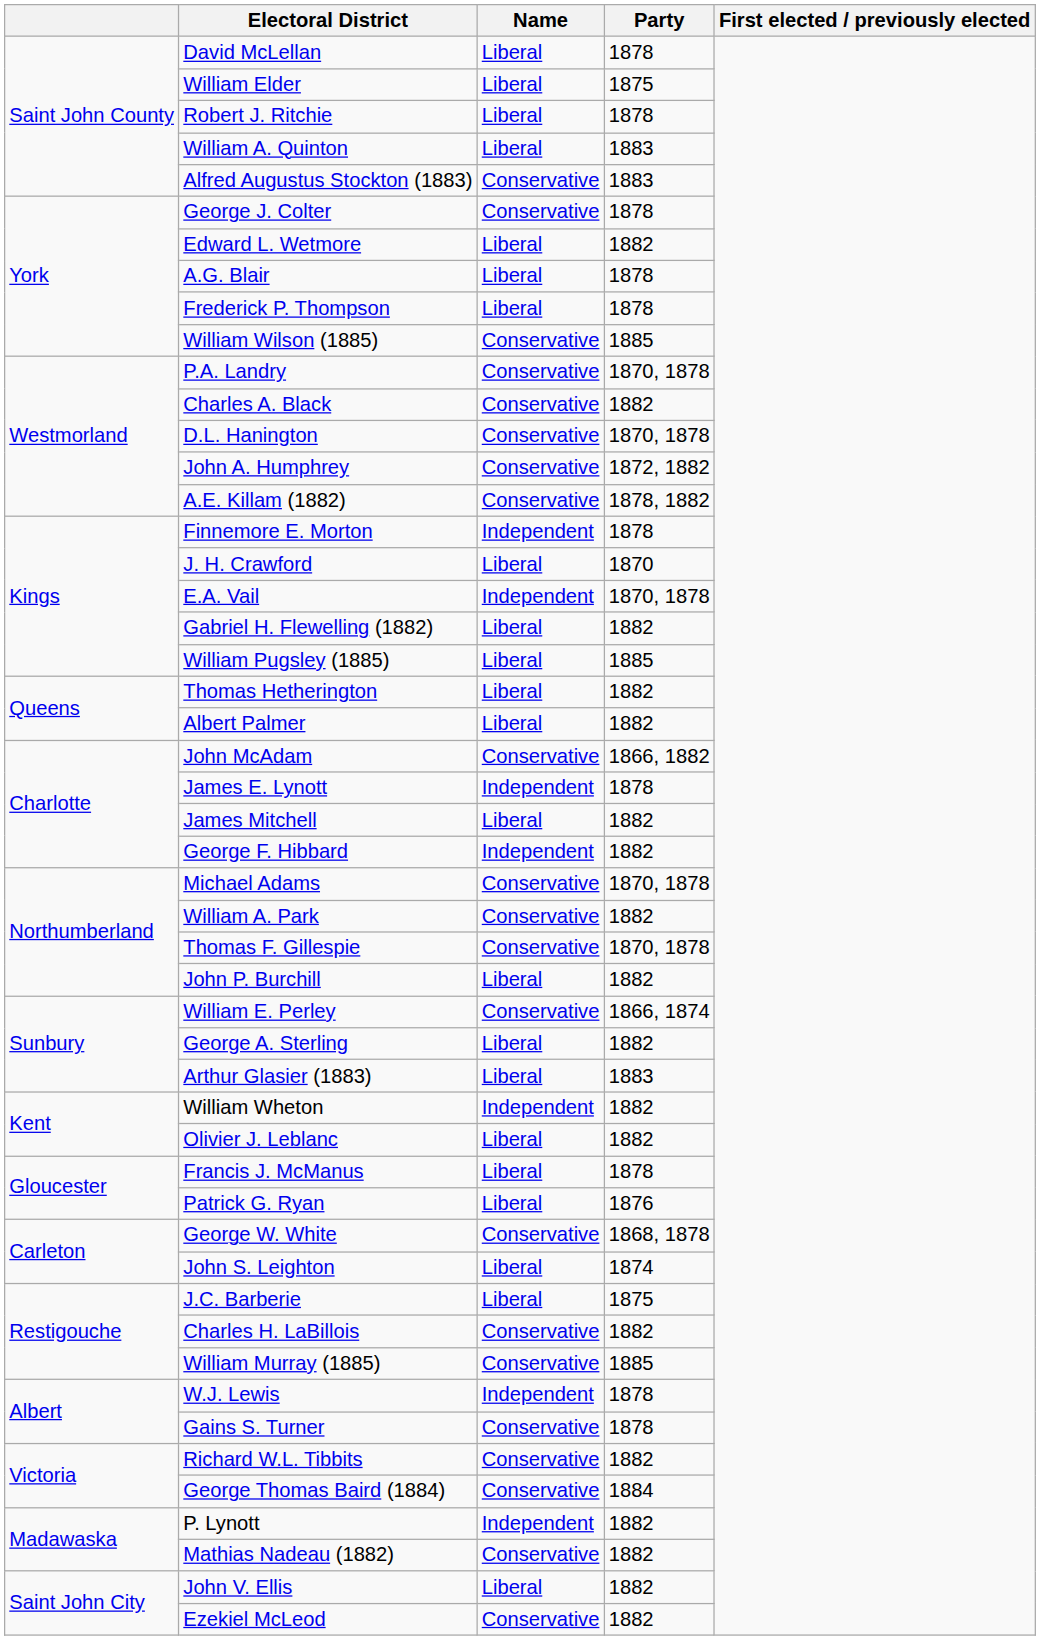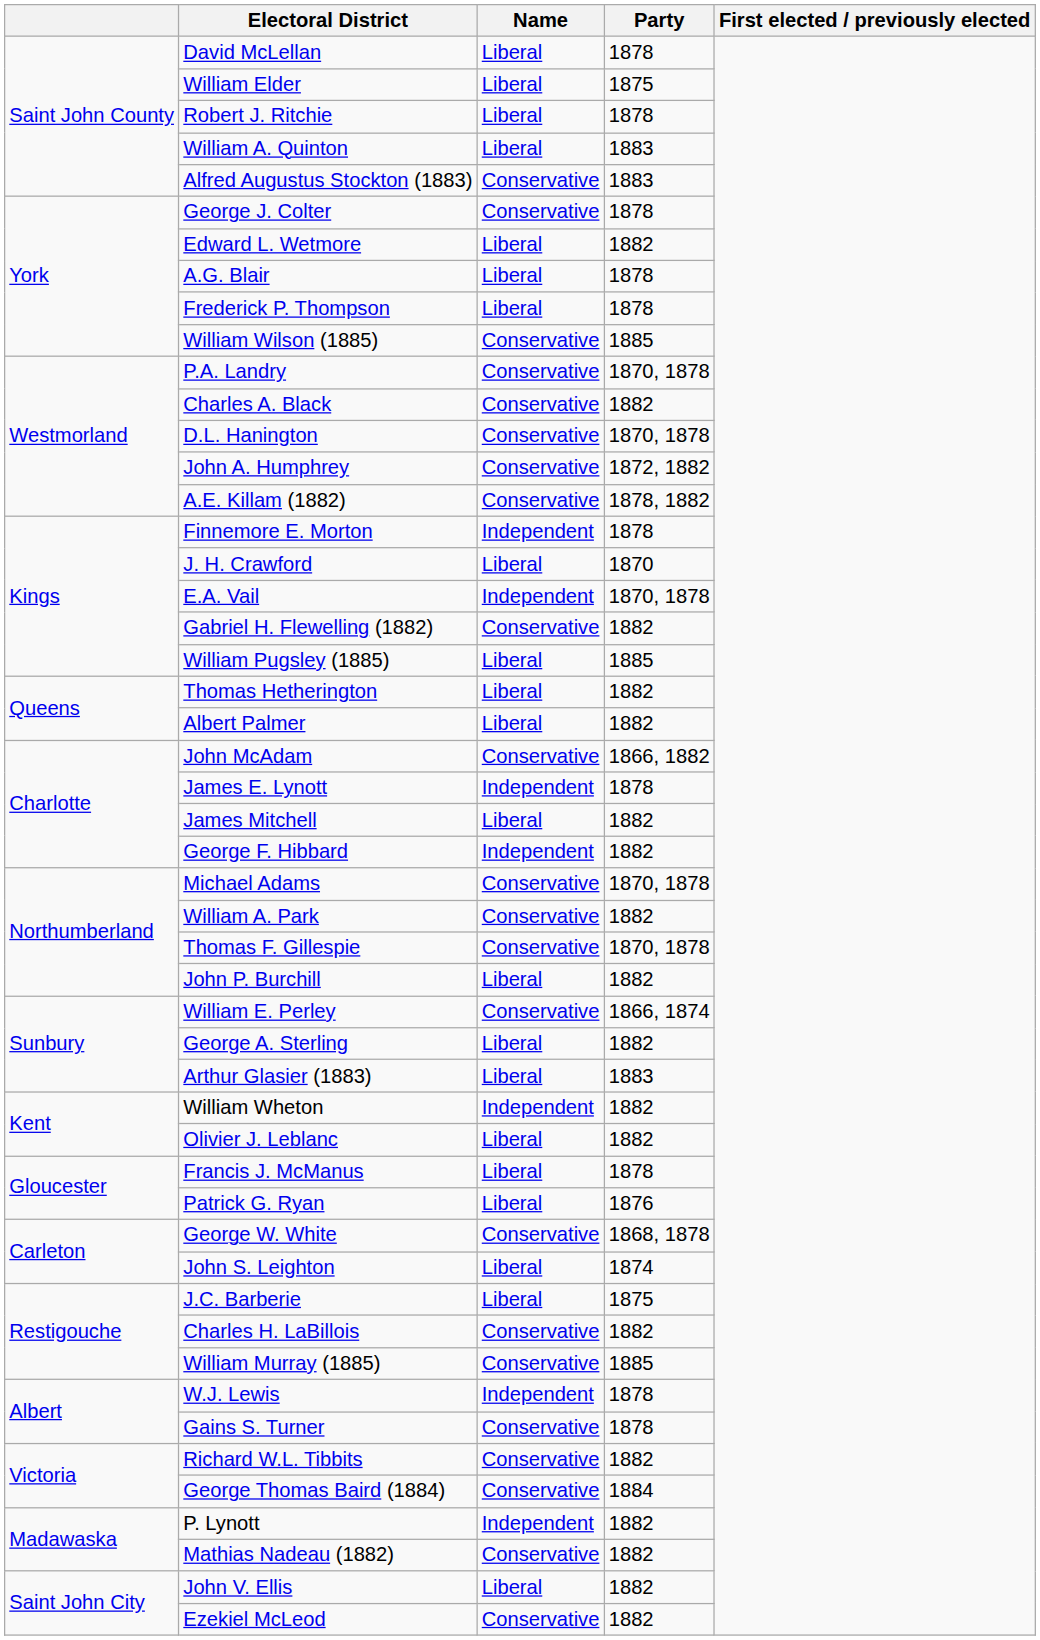(512, 627) Liberal -> (541, 627) Conservative
